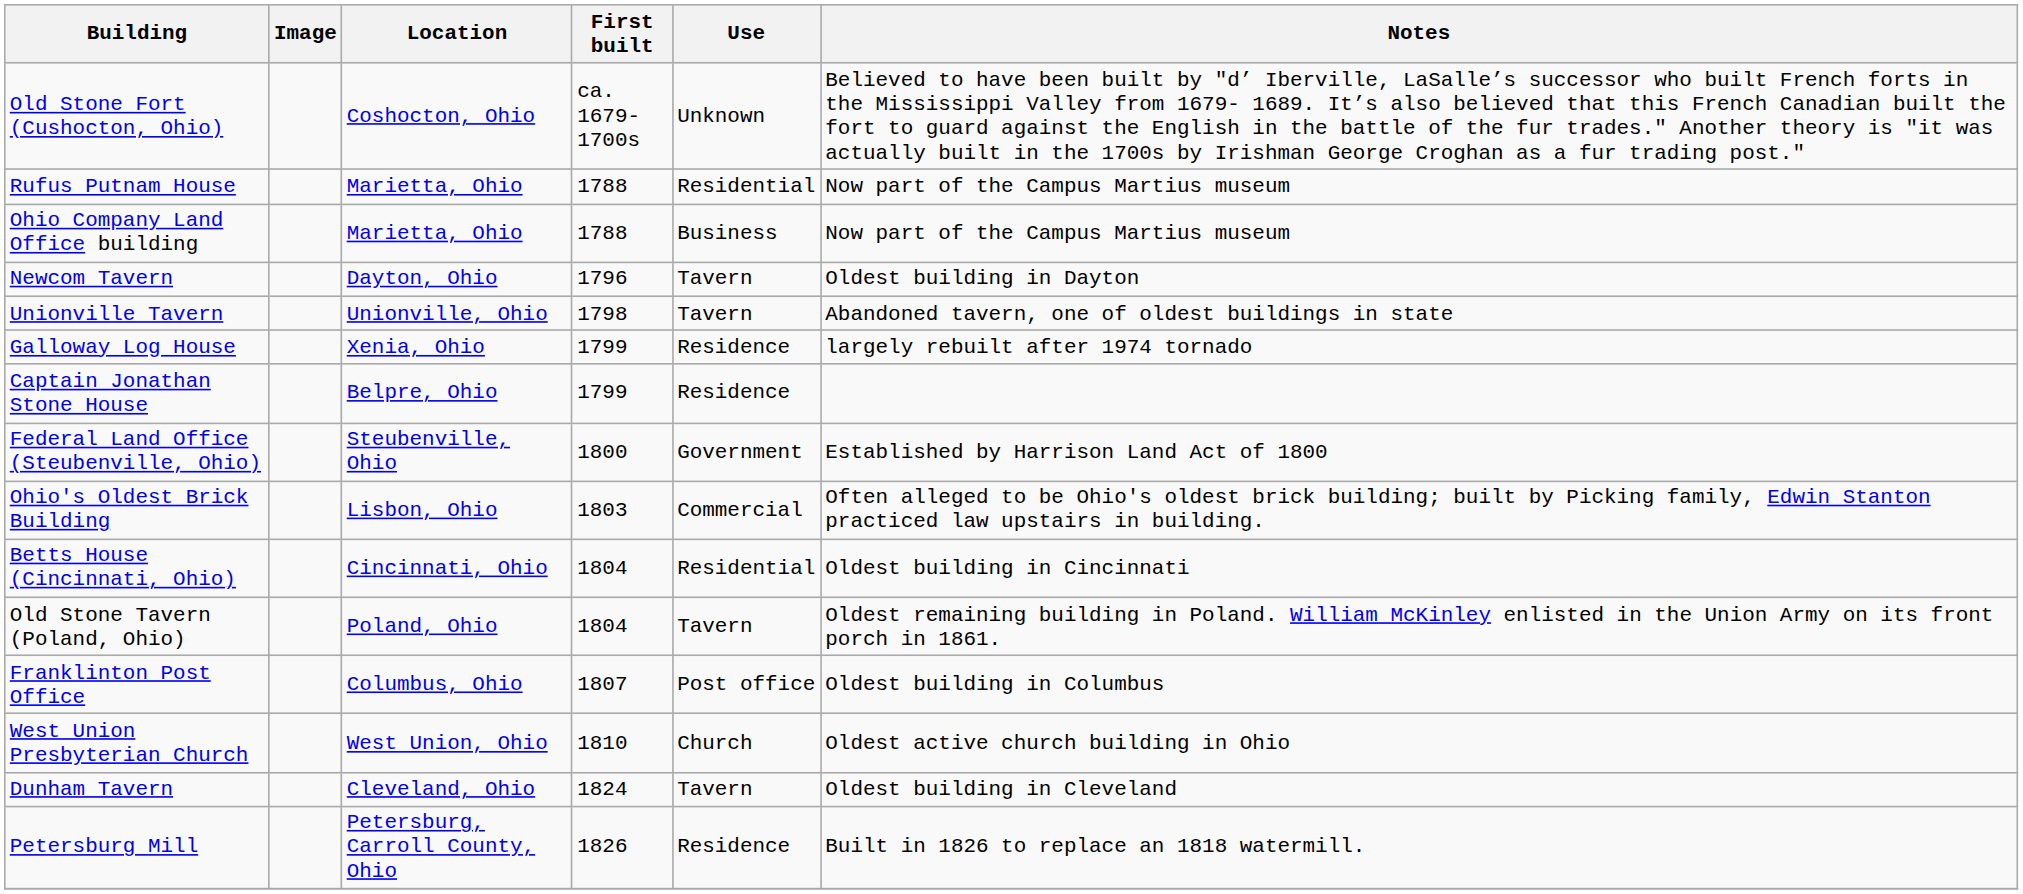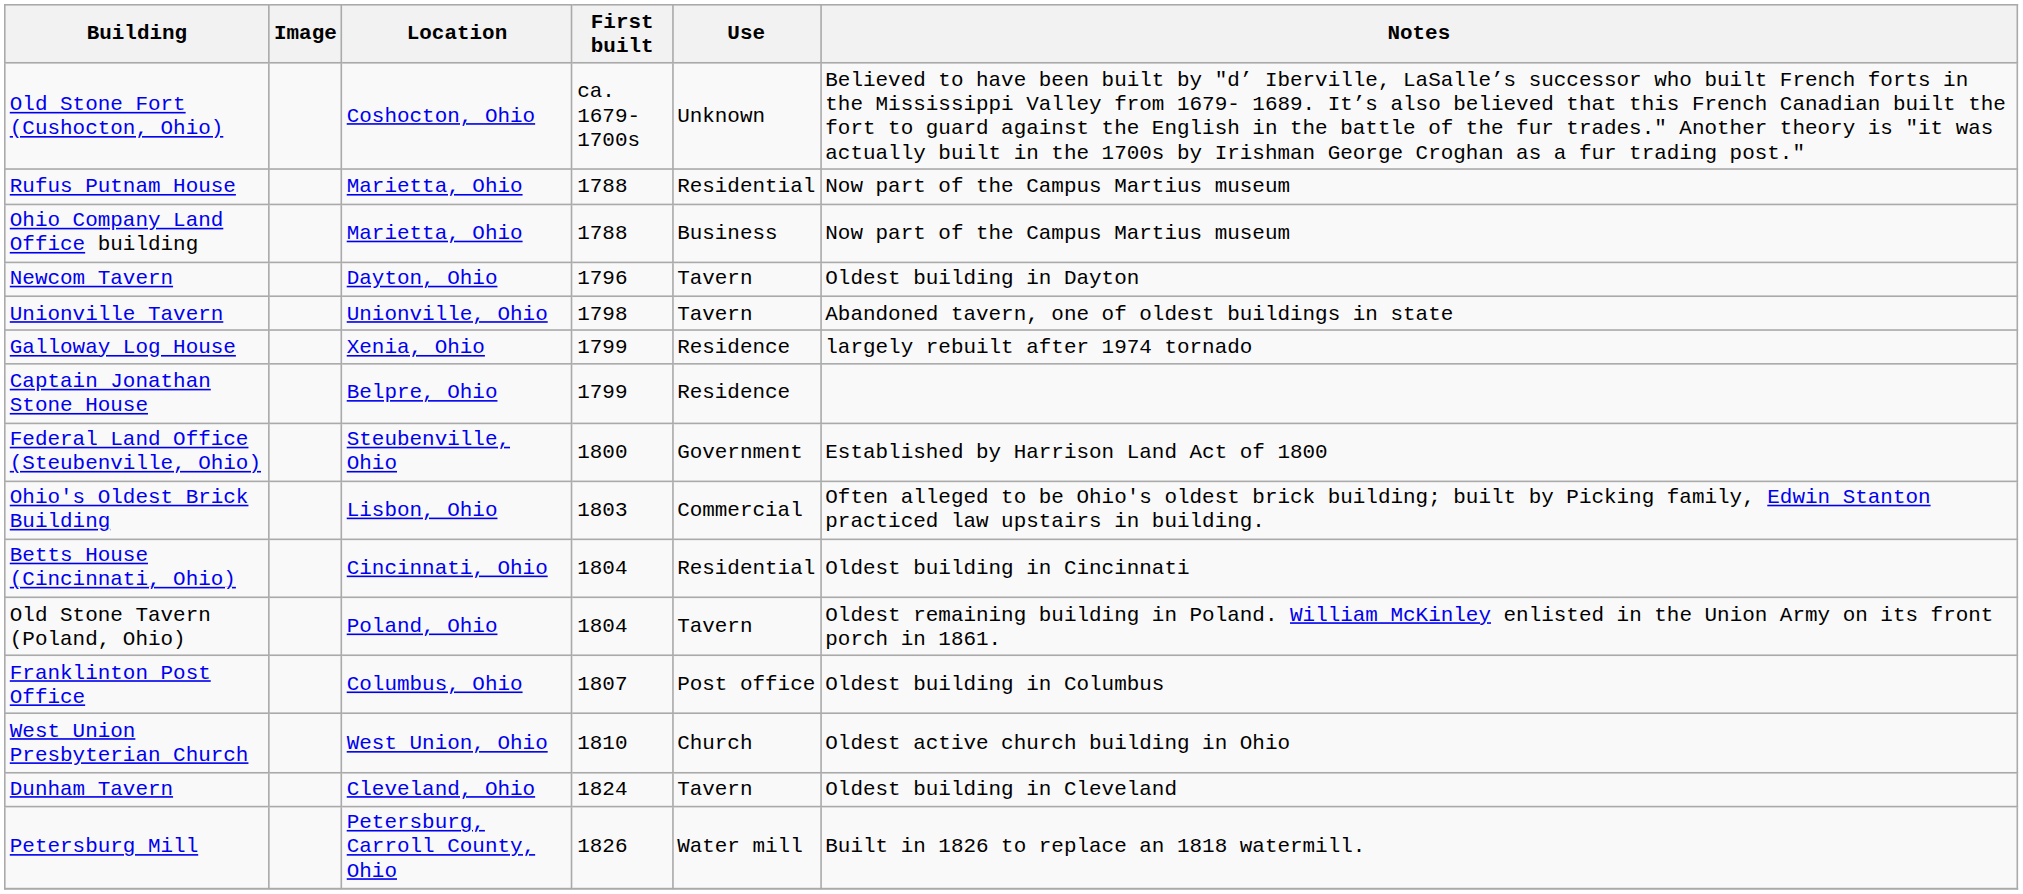(734, 847) Residence -> (740, 847) Water mill
